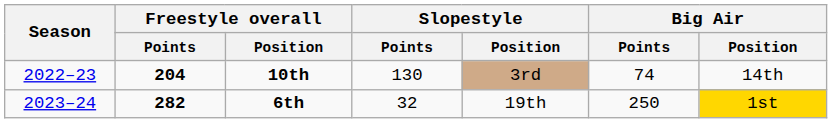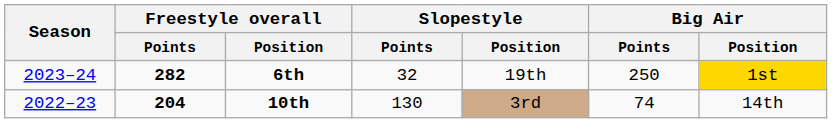rows swapped: (288, 75) <-> (288, 103)
